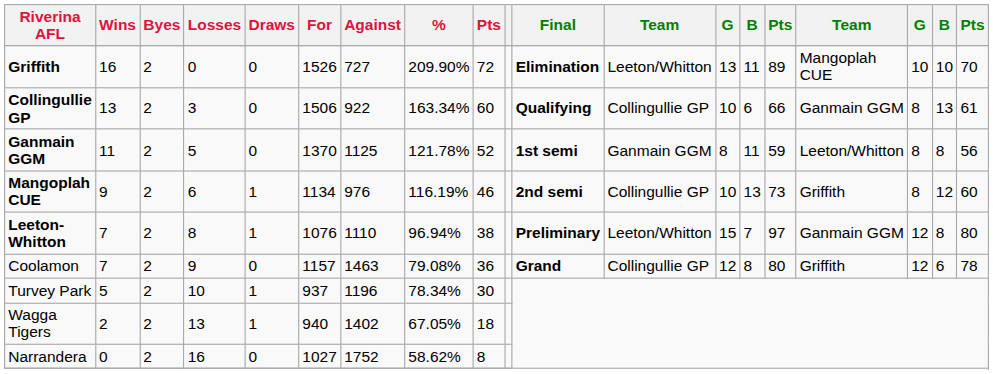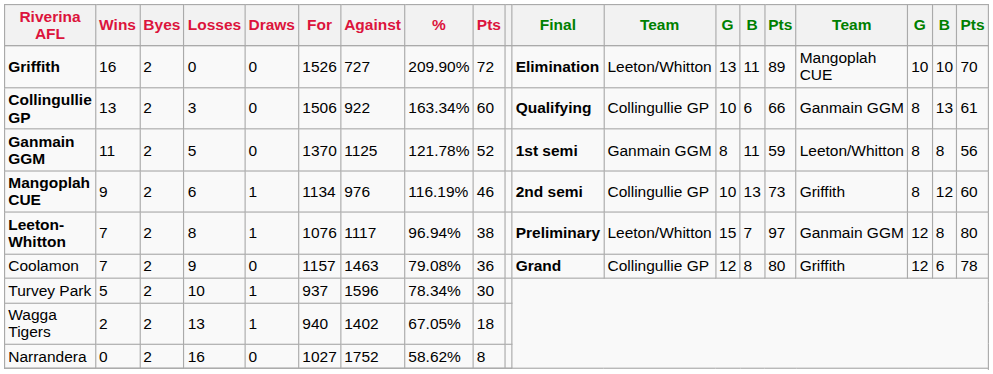(360, 233) 1110 -> (360, 233) 1117
(361, 290) 1196 -> (361, 290) 1596
